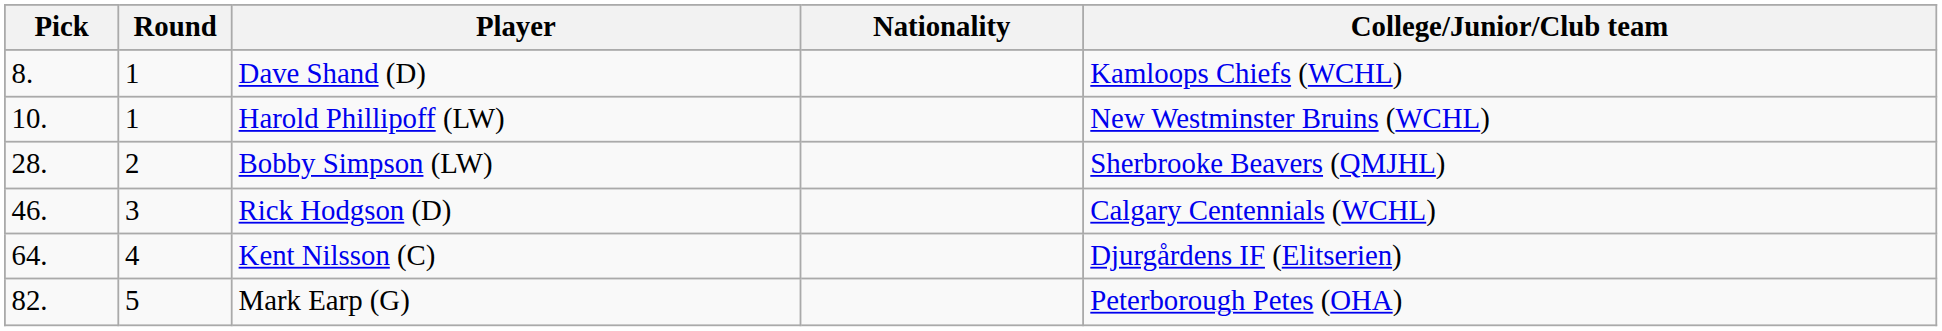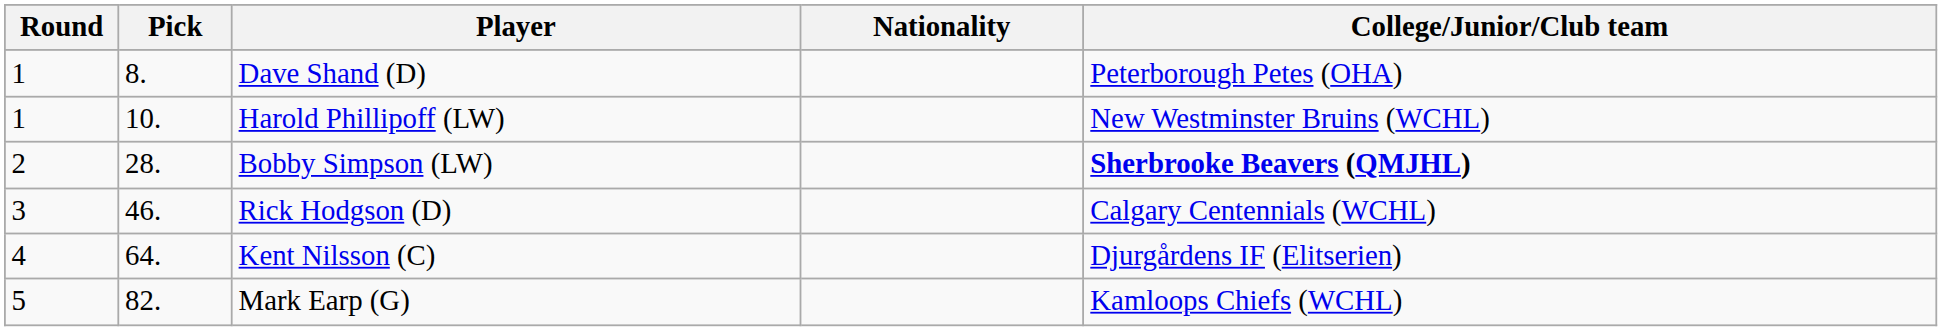columns swapped: (175, 27) <-> (62, 27)
(1246, 73) Kamloops Chiefs (WCHL) -> (1246, 73) Peterborough Petes (OHA)
(1268, 164) normal -> (1280, 164) bold
(1246, 301) Peterborough Petes (OHA) -> (1246, 301) Kamloops Chiefs (WCHL)
